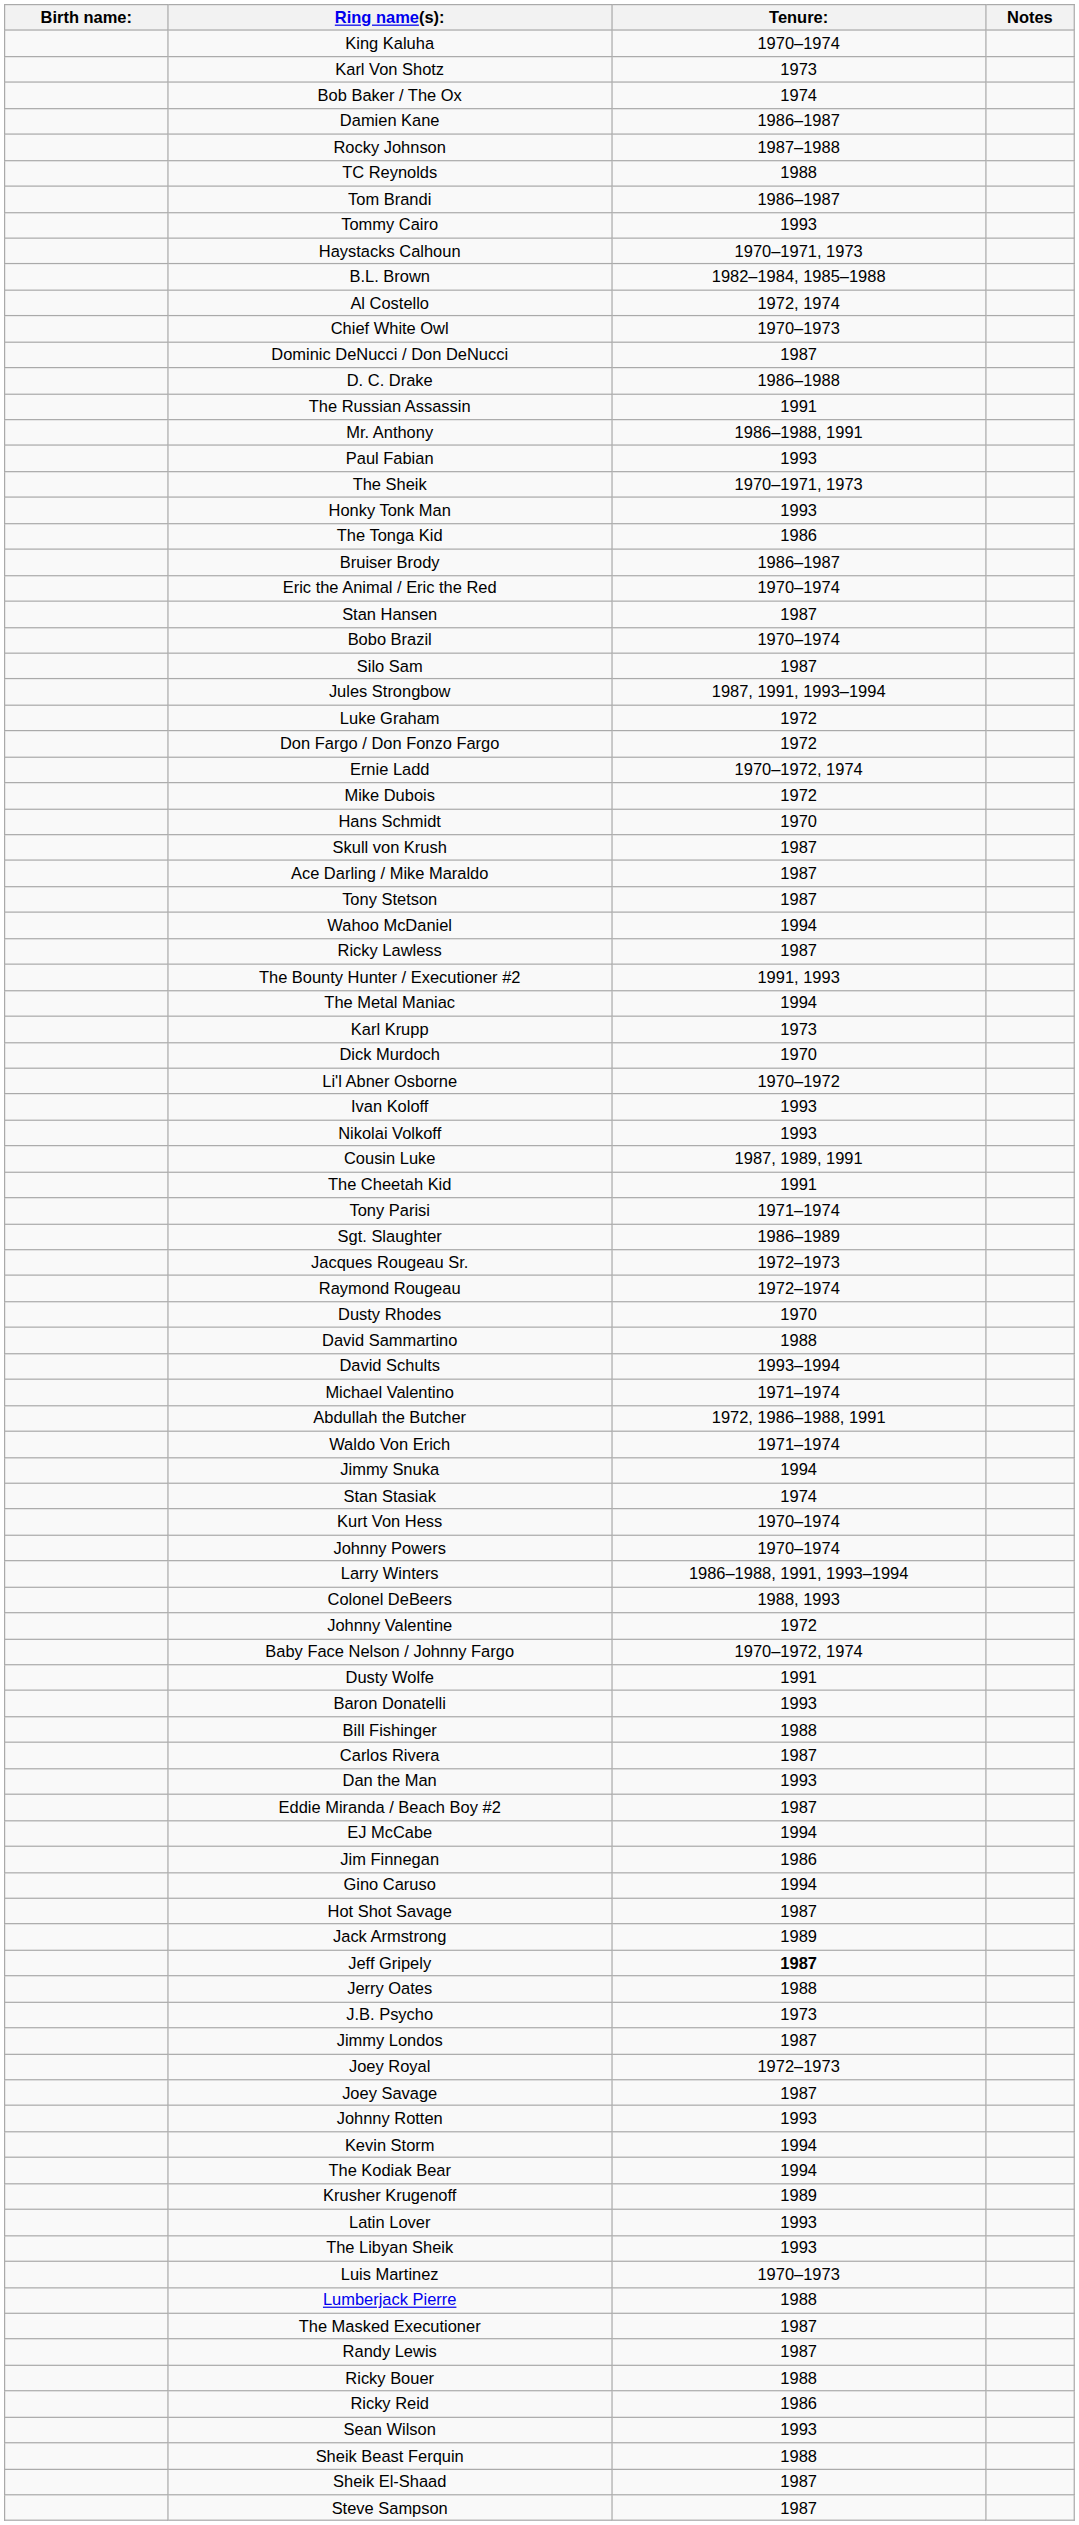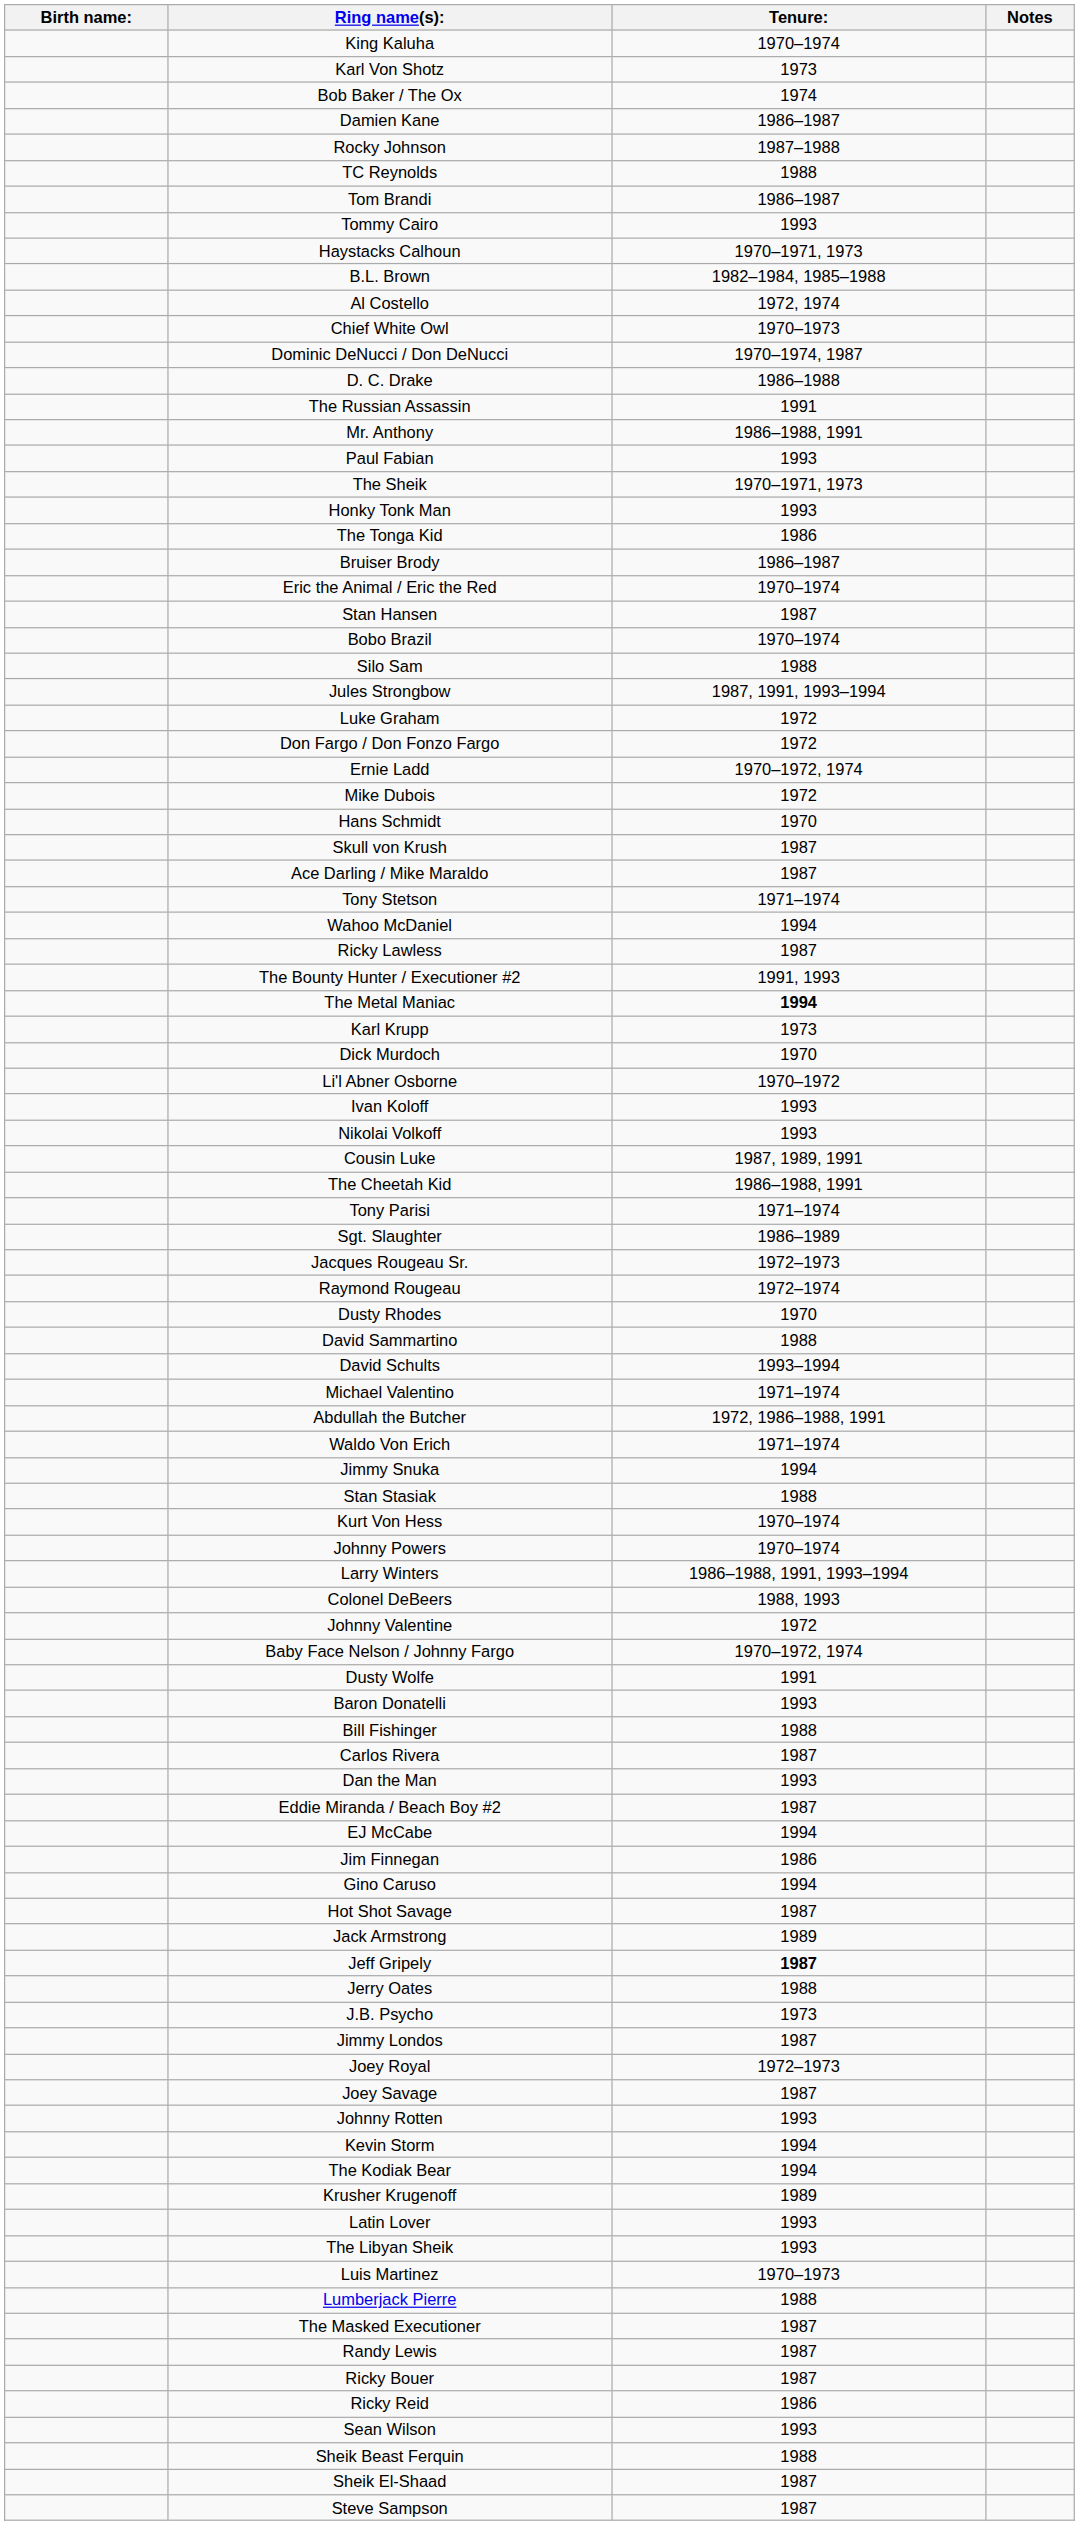(799, 354) 1987 -> (799, 354) 1970–1974, 1987
(799, 666) 1987 -> (799, 666) 1988
(799, 899) 1987 -> (799, 899) 1971–1974
(799, 1003) normal -> (799, 1003) bold
(799, 1184) 1991 -> (799, 1184) 1986–1988, 1991
(799, 1496) 1974 -> (799, 1496) 1988
(799, 2378) 1988 -> (799, 2378) 1987
